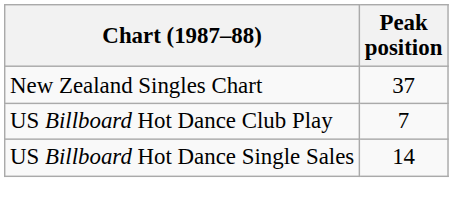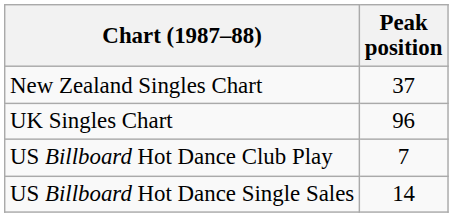+ row: (91, 120)
